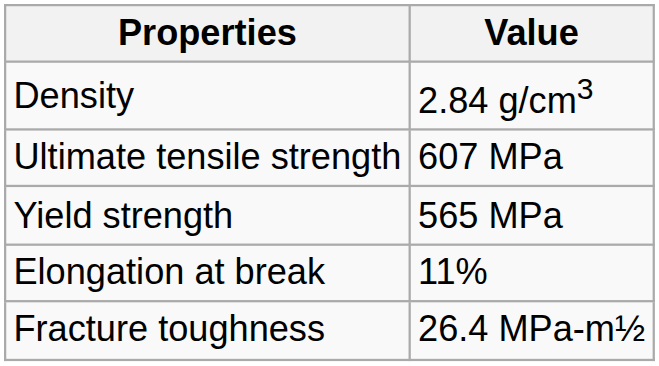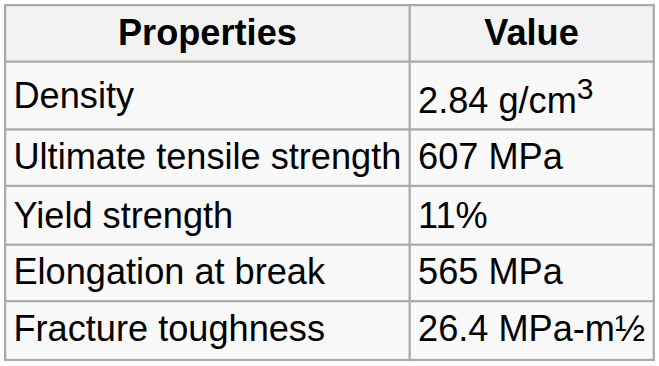(490, 214) 565 MPa -> (453, 214) 11%
(453, 272) 11% -> (490, 272) 565 MPa
